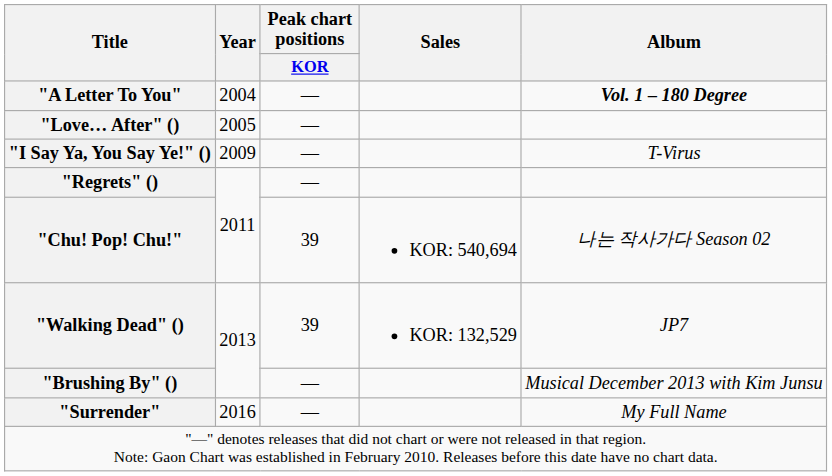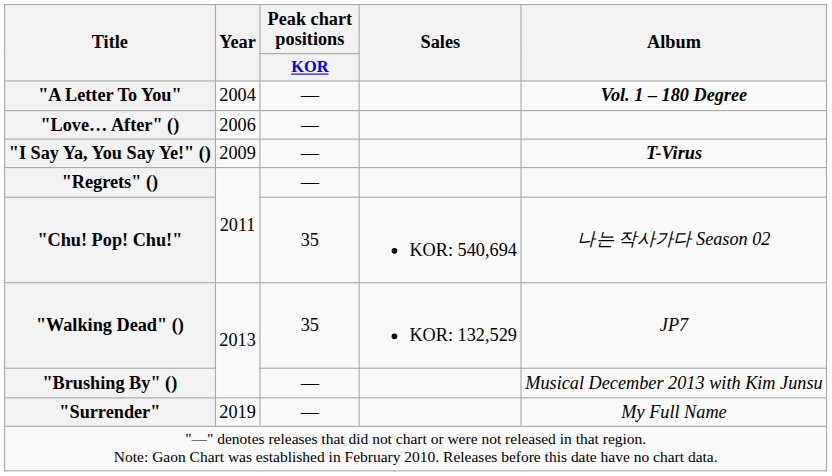(238, 124) 2005 -> (238, 124) 2006
(674, 153) normal -> (674, 153) bold
(310, 239) 39 -> (310, 239) 35
(310, 325) 39 -> (310, 325) 35
(238, 411) 2016 -> (238, 411) 2019
